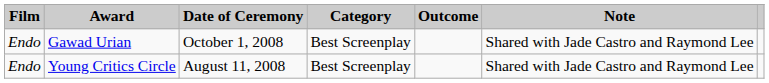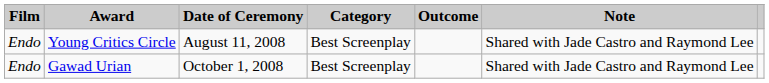rows swapped: (112, 66) <-> (90, 41)
